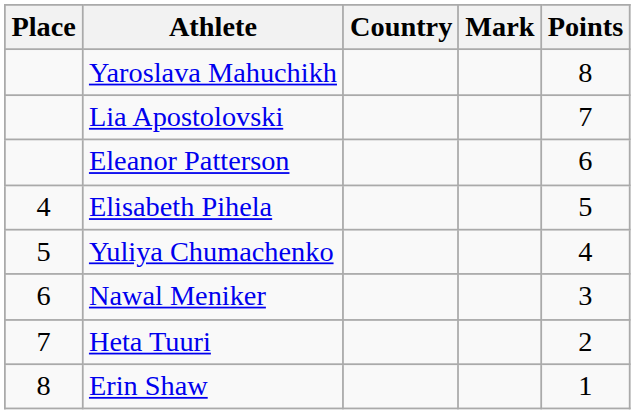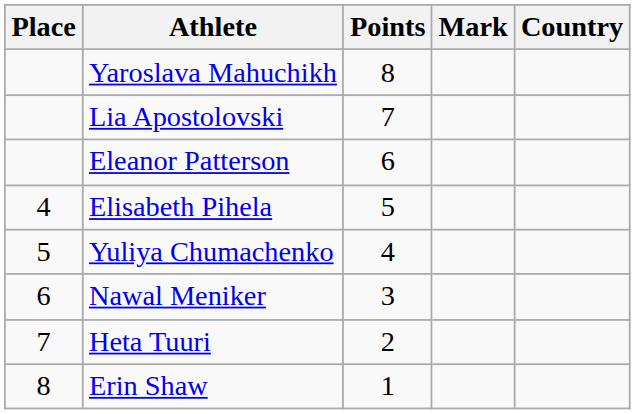columns swapped: (401, 26) <-> (585, 26)
